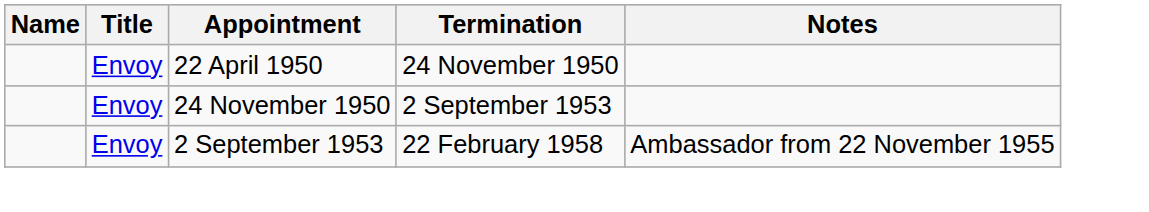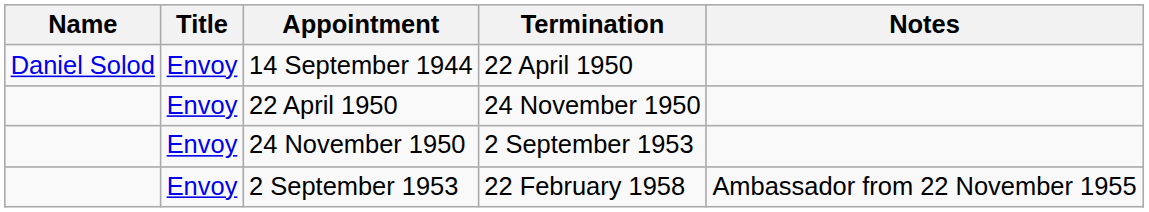+ row: (361, 65)
